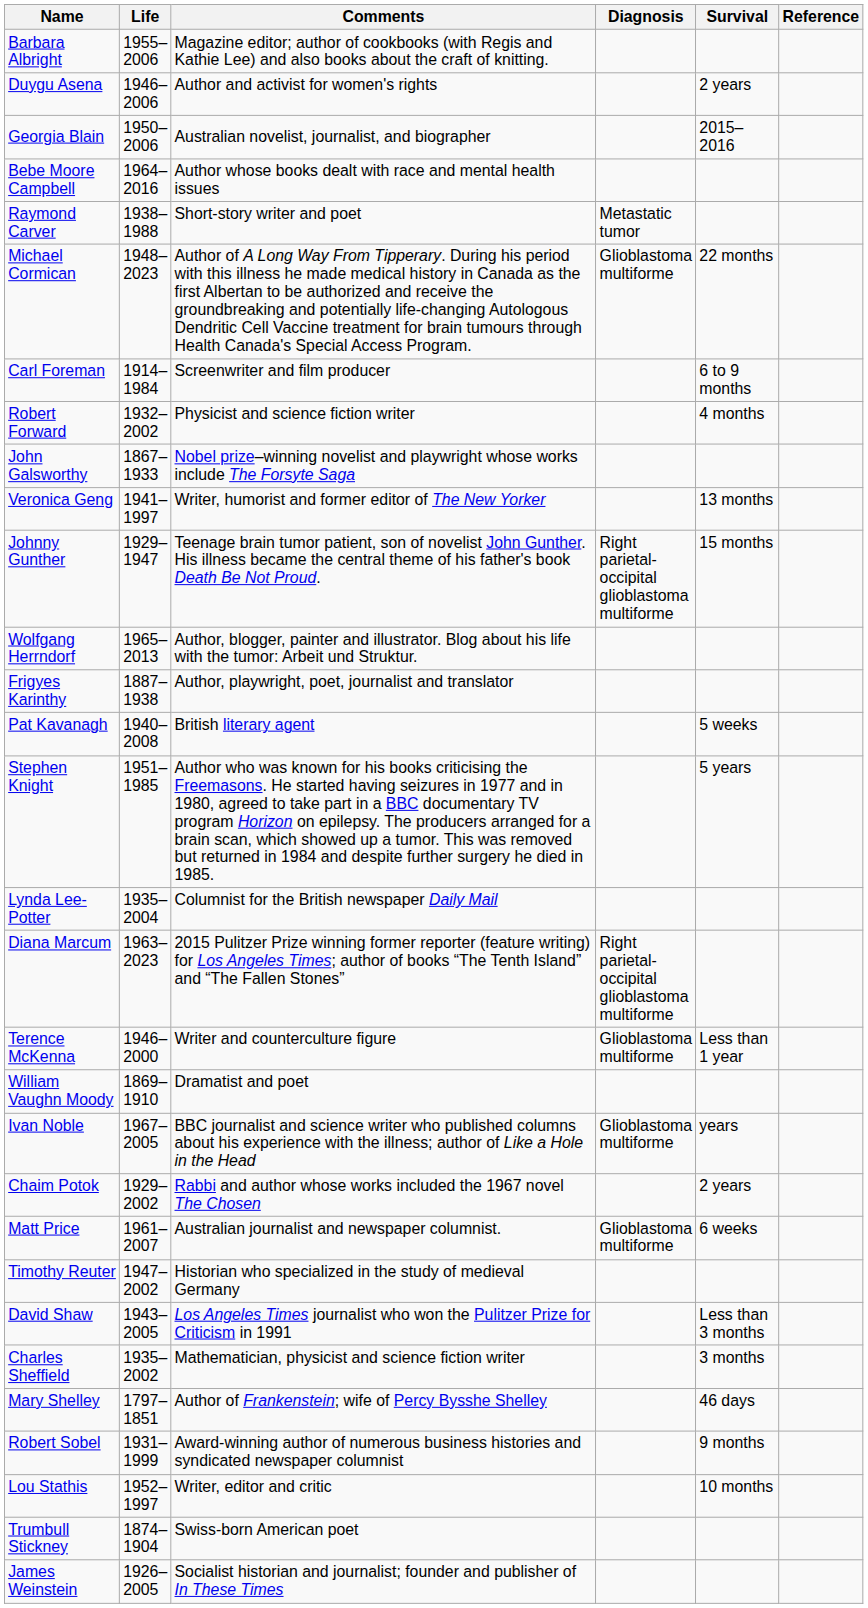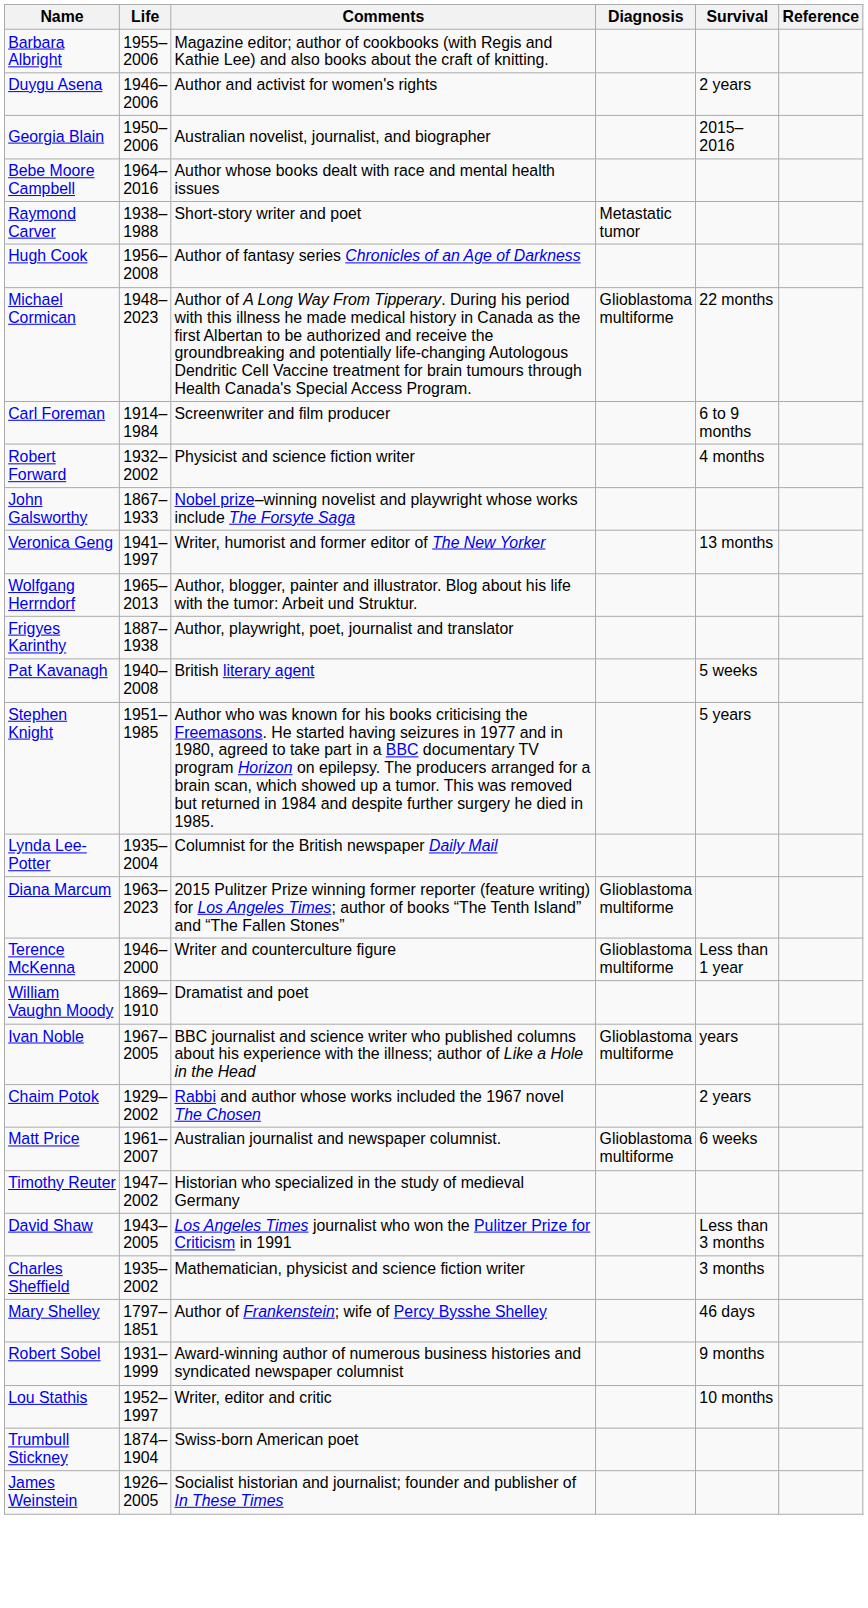+ row: (48, 256)
- row: (37, 551)
(644, 978) Right parietal-occipital glioblastoma multiforme -> (646, 898) Glioblastoma multiforme
